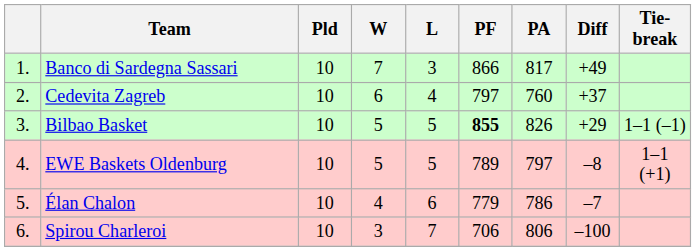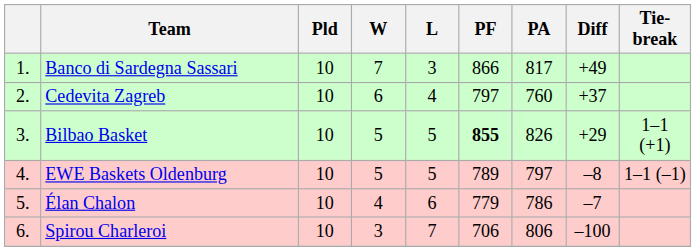(655, 125) 1–1 (–1) -> (655, 135) 1–1 (+1)
(655, 164) 1–1 (+1) -> (655, 174) 1–1 (–1)
